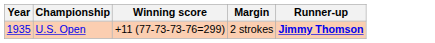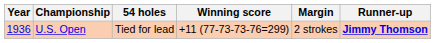+ column: (145, 13)
(19, 30) 1935 -> (19, 30) 1936
